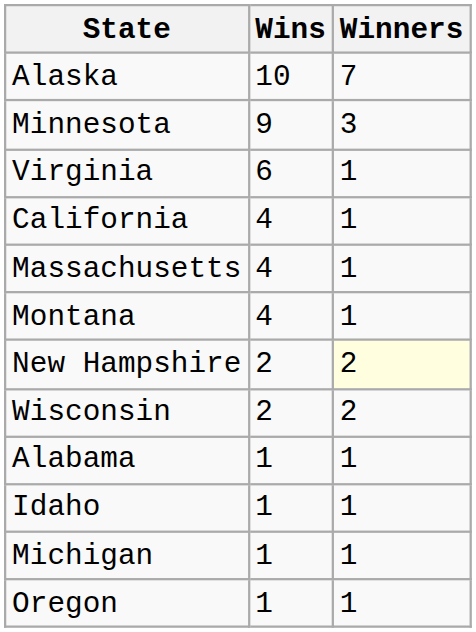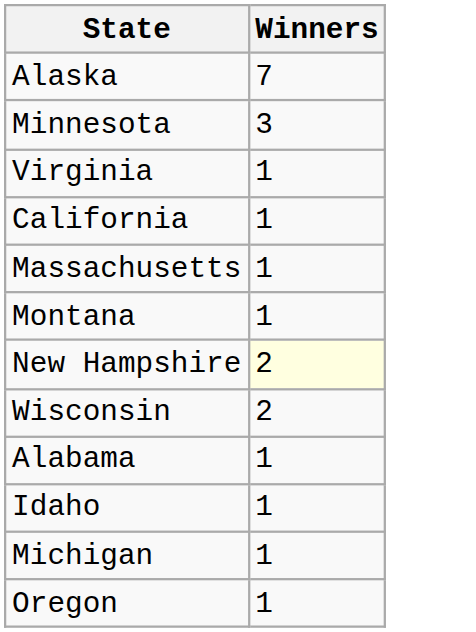- column: (291, 29)
